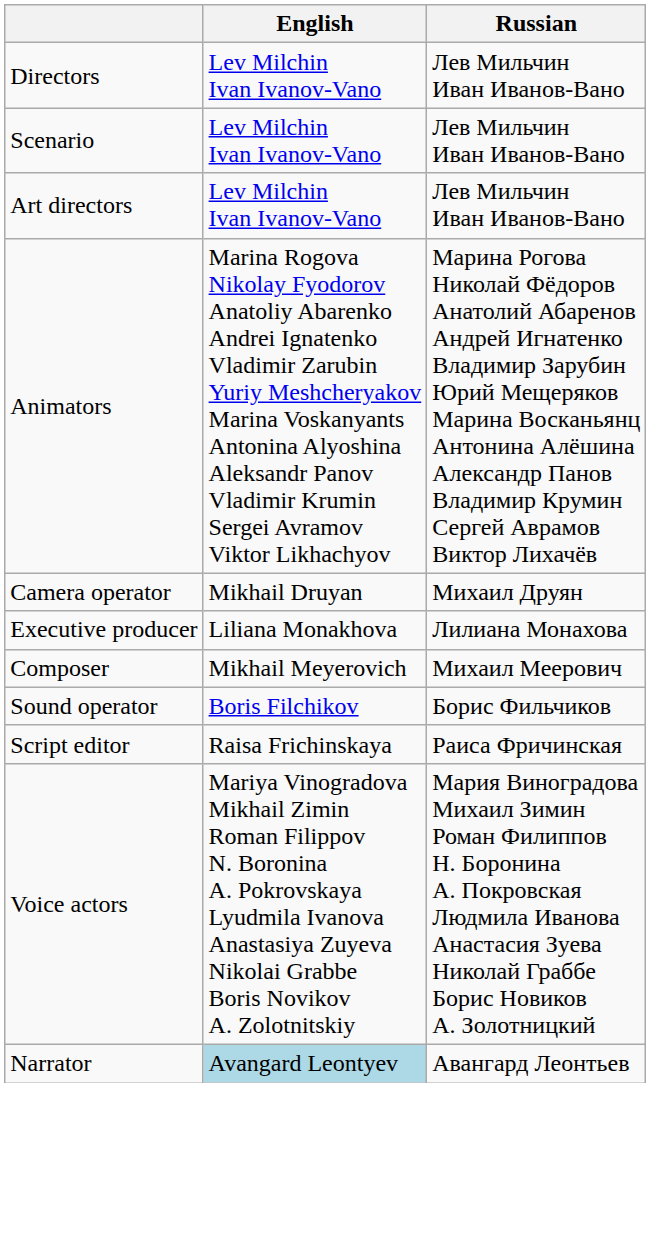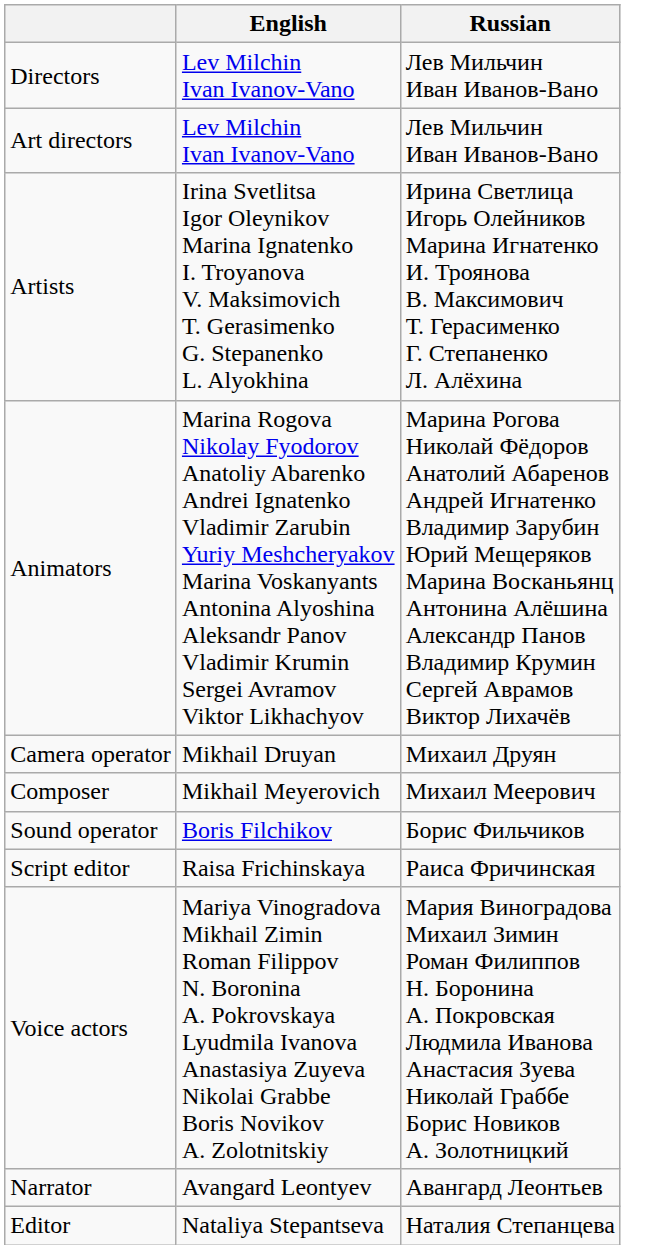- row: (52, 140)
+ row: (42, 286)
- row: (104, 629)
(303, 1063) lightblue background -> (277, 1187) no background
+ row: (40, 1225)
